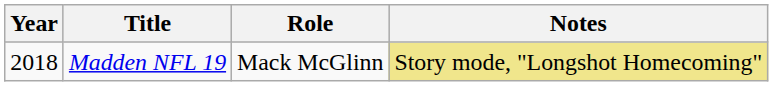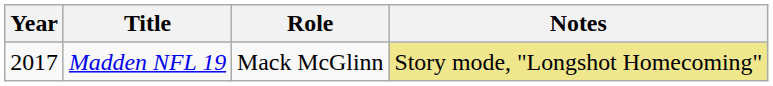(34, 61) 2018 -> (34, 61) 2017
